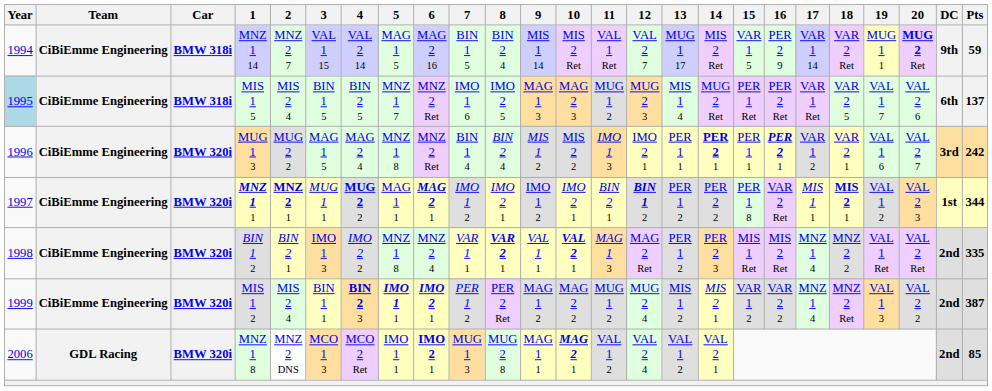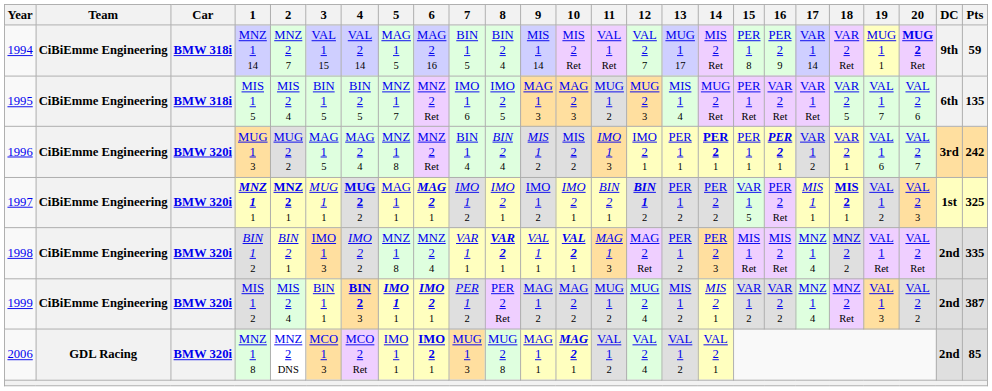(749, 49) VAR 1 5 -> (749, 49) PER 1 8
(20, 100) lightblue background -> (20, 100) no background
(780, 100) PER 2 Ret -> (780, 100) VAR 2 Ret
(975, 100) 137 -> (975, 100) 135
(749, 201) PER 1 8 -> (749, 201) VAR 1 5
(780, 201) VAR 2 Ret -> (780, 201) PER 2 Ret
(975, 202) 344 -> (975, 202) 325
